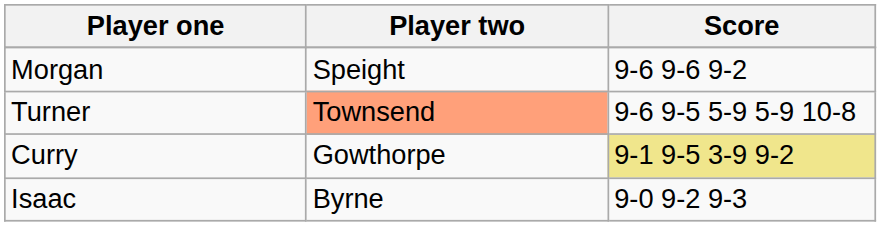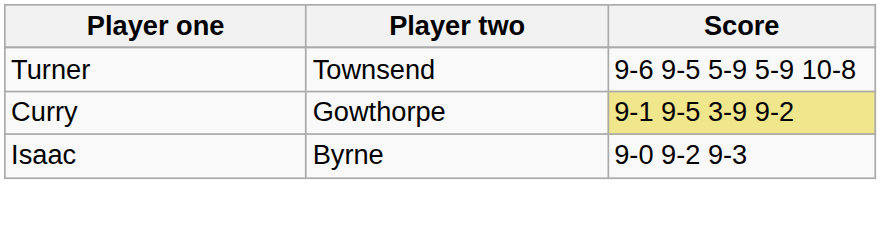- row: (57, 69)
(374, 112) lightsalmon background -> (374, 69) no background
